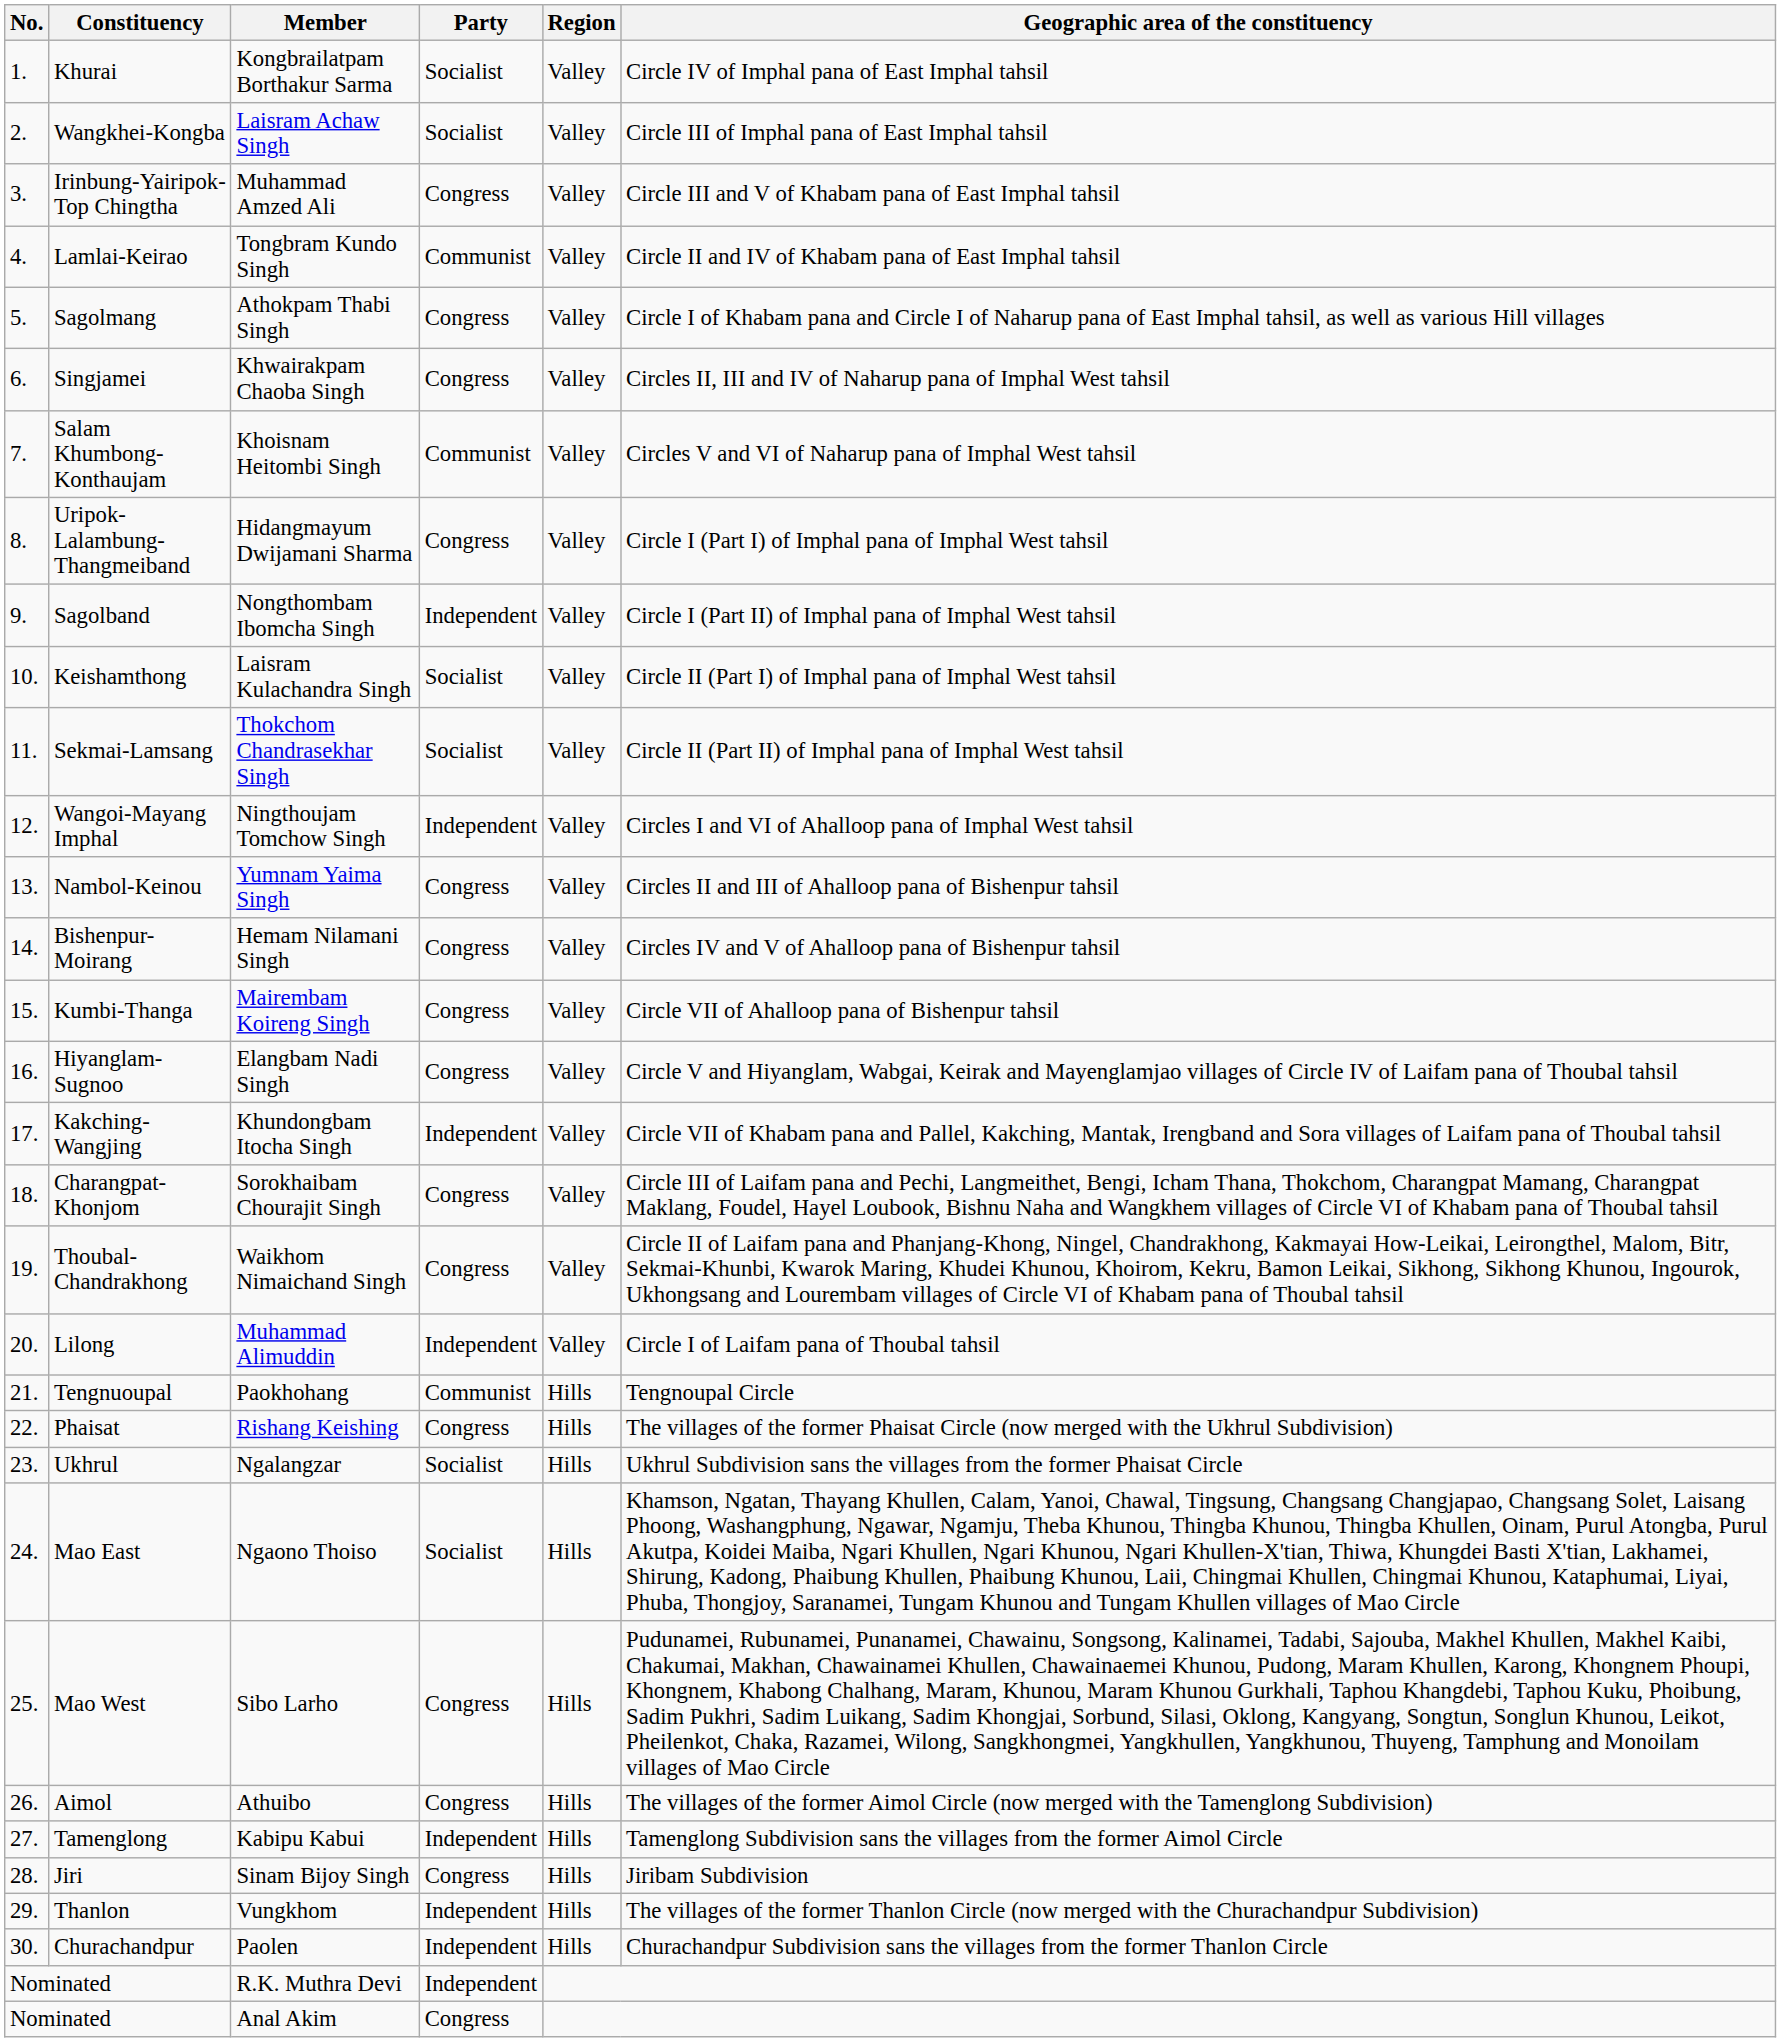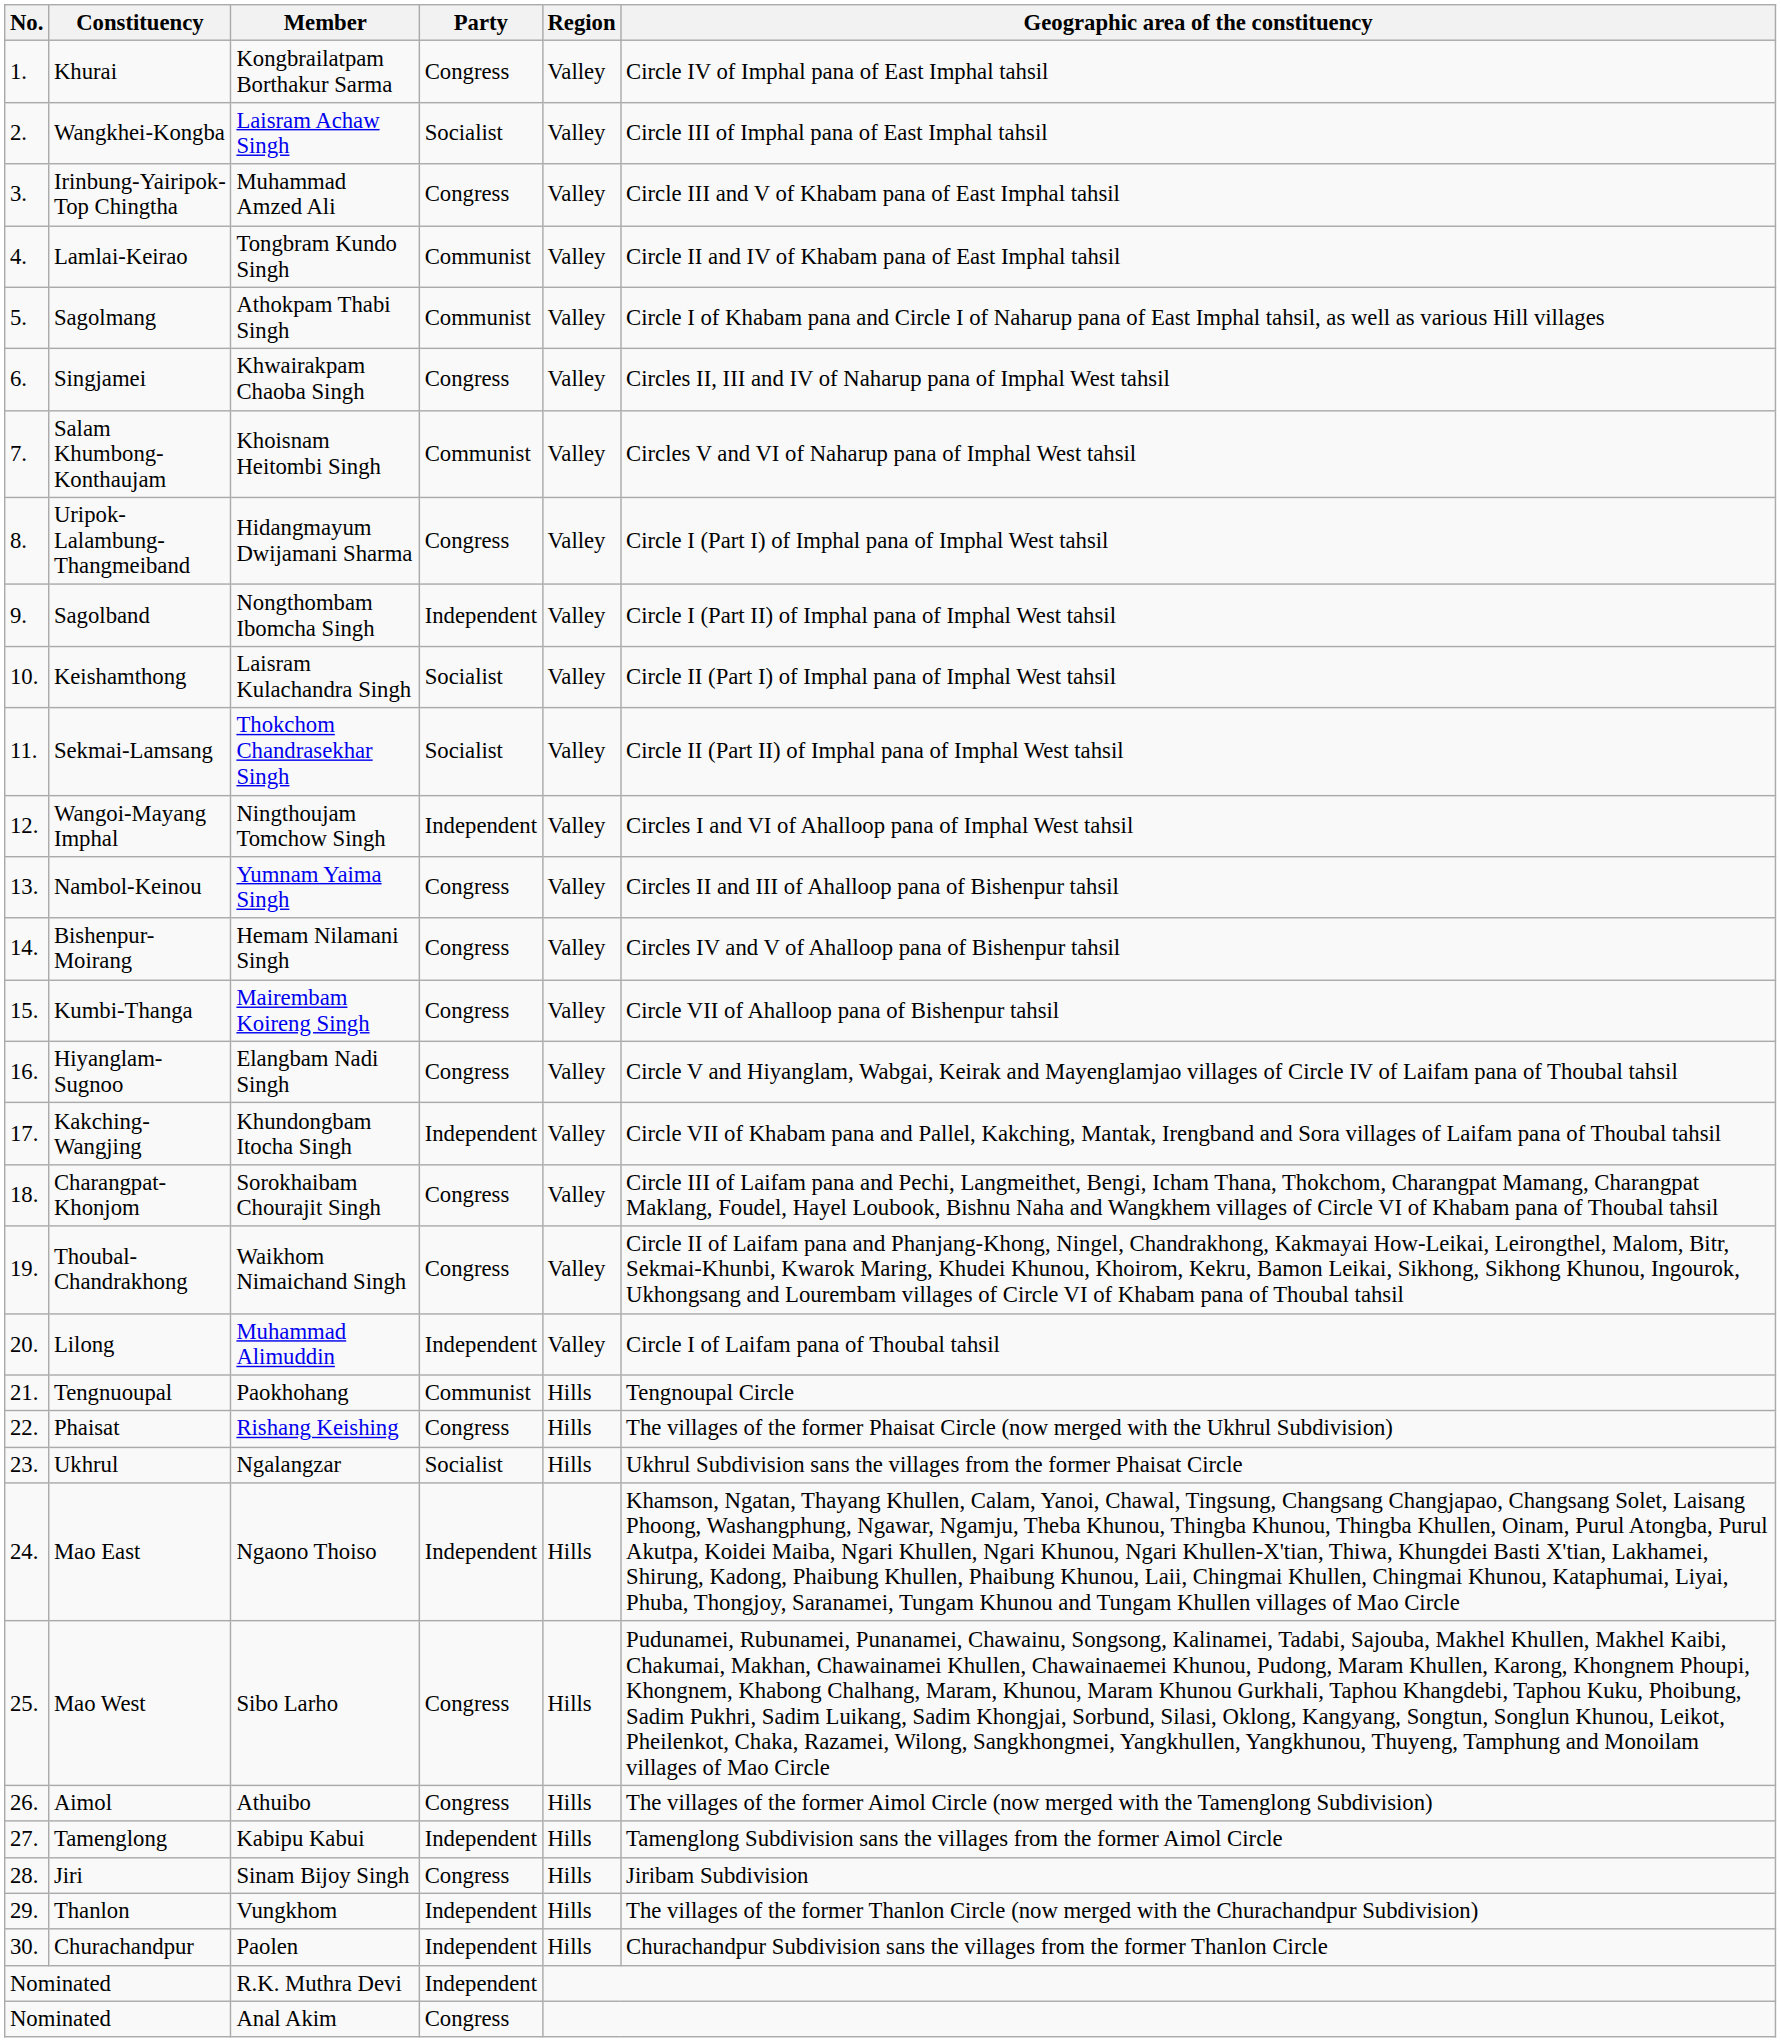(464, 71) Socialist -> (467, 71) Congress
(467, 317) Congress -> (478, 317) Communist
(464, 1551) Socialist -> (481, 1551) Independent
